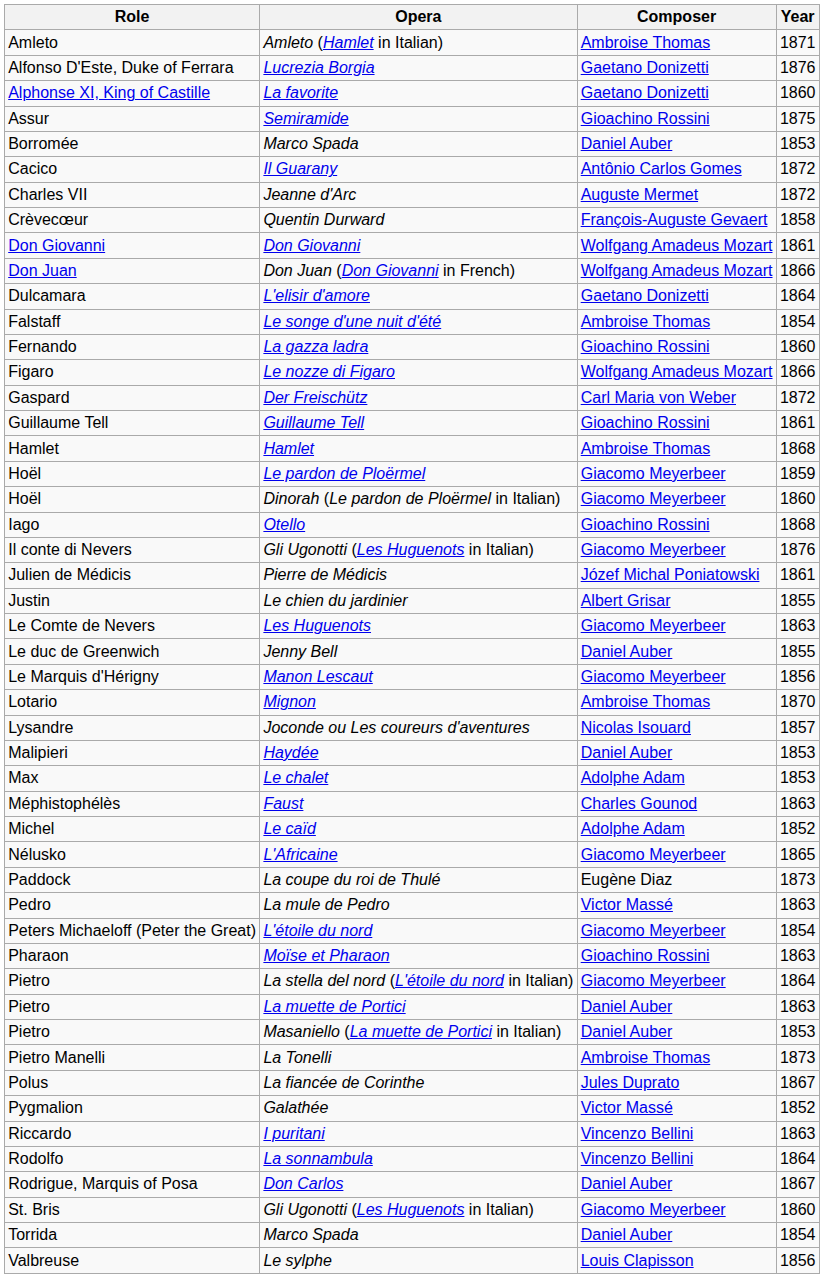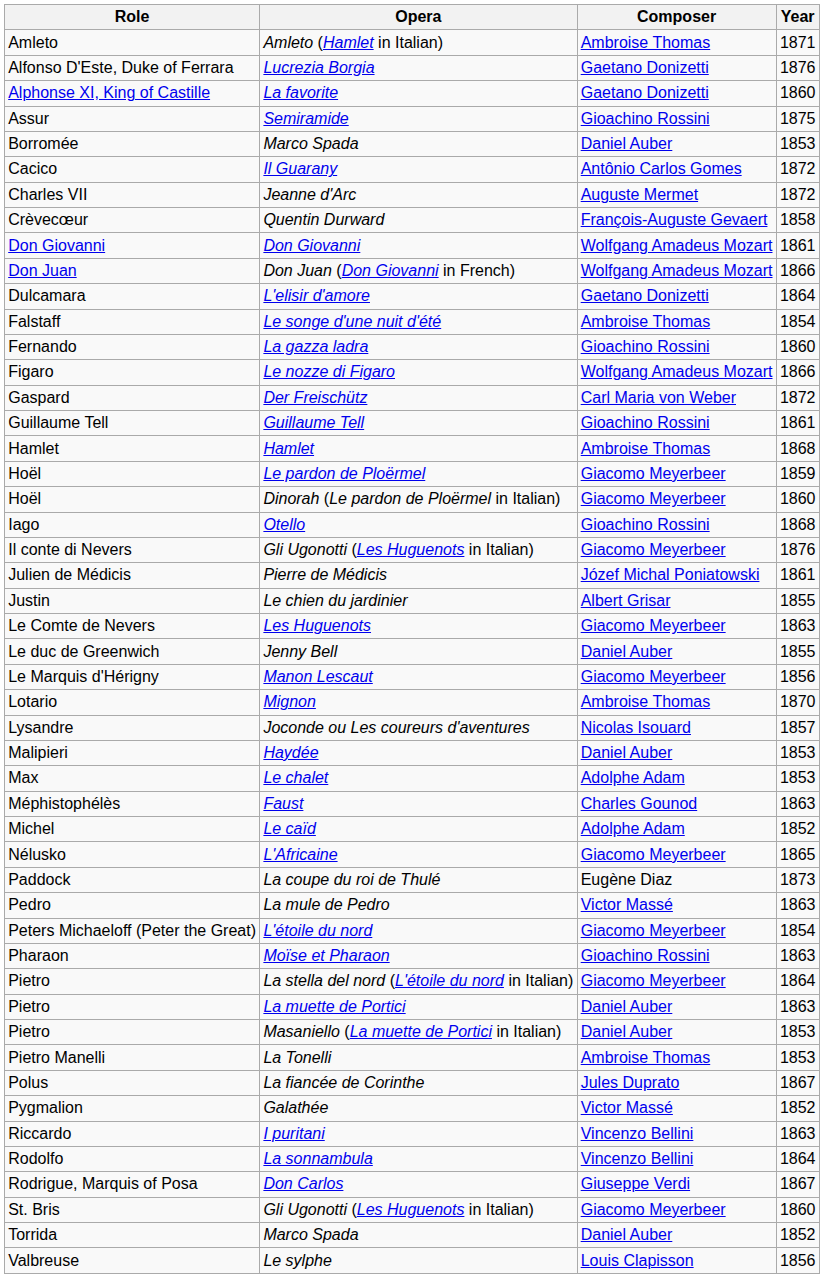(798, 1057) 1873 -> (798, 1057) 1853
(626, 1184) Daniel Auber -> (635, 1184) Giuseppe Verdi
(798, 1235) 1854 -> (798, 1235) 1852
